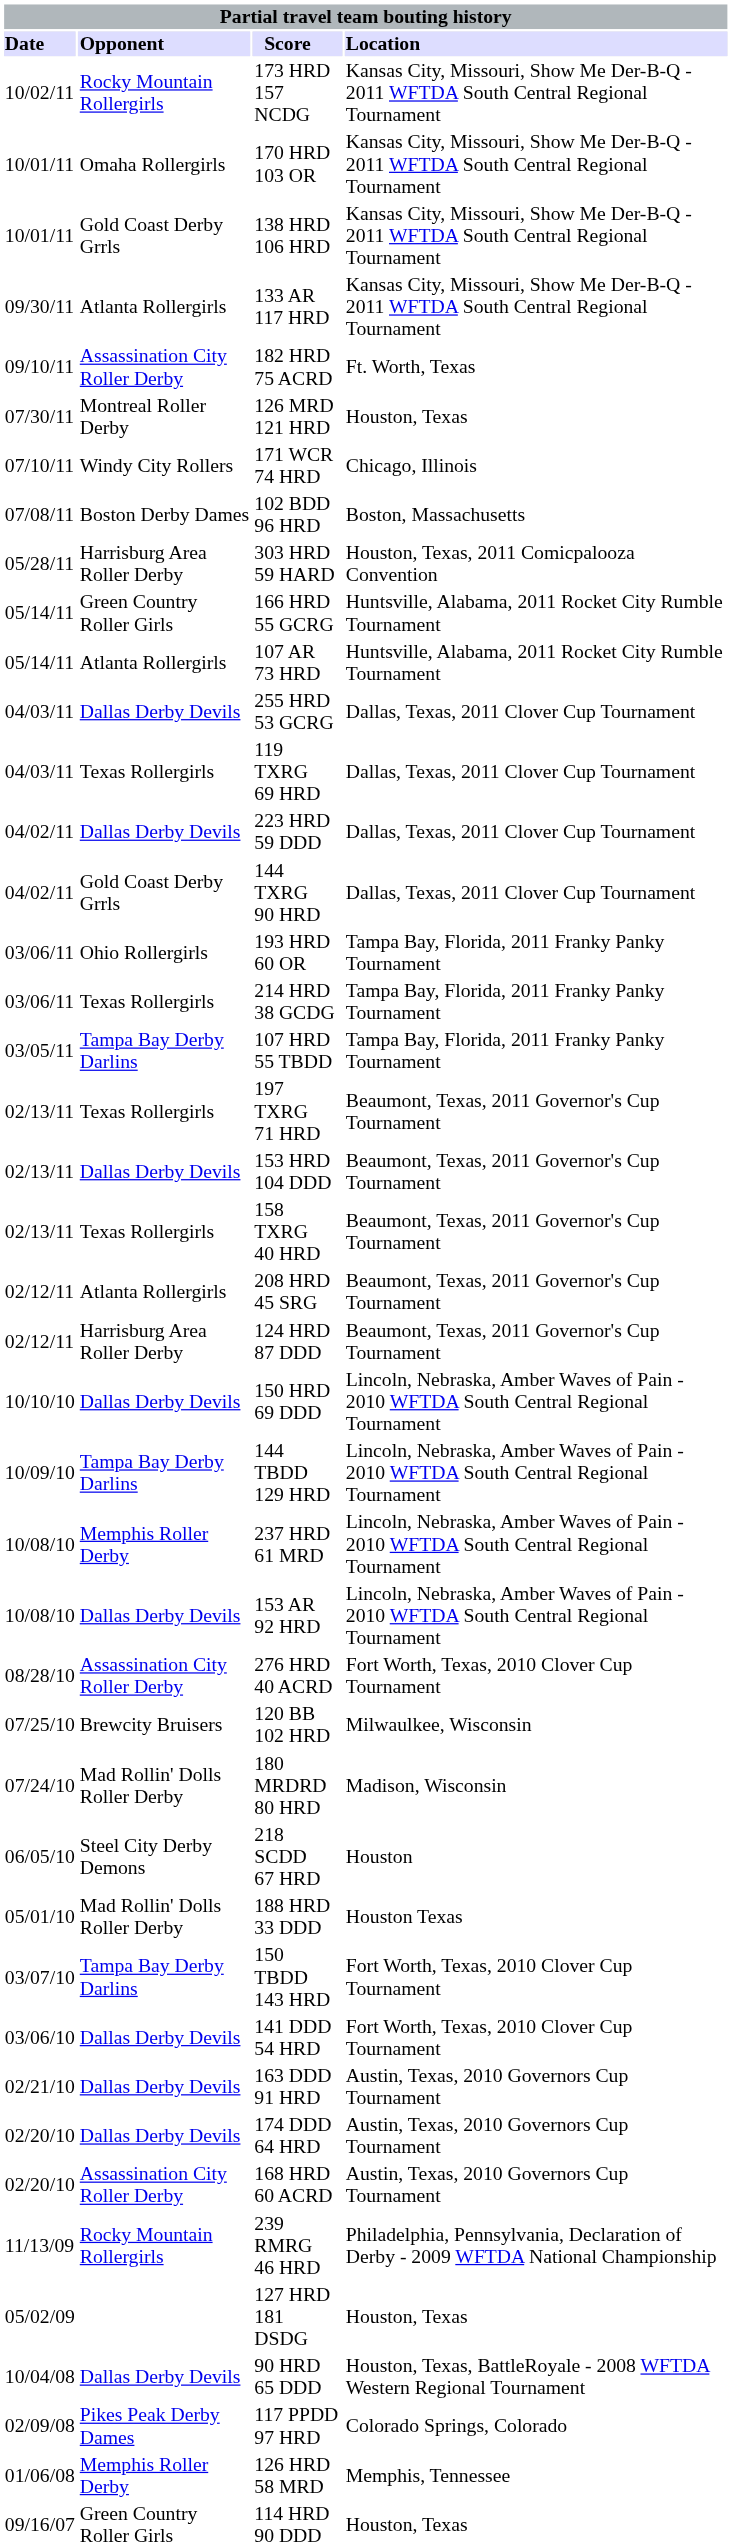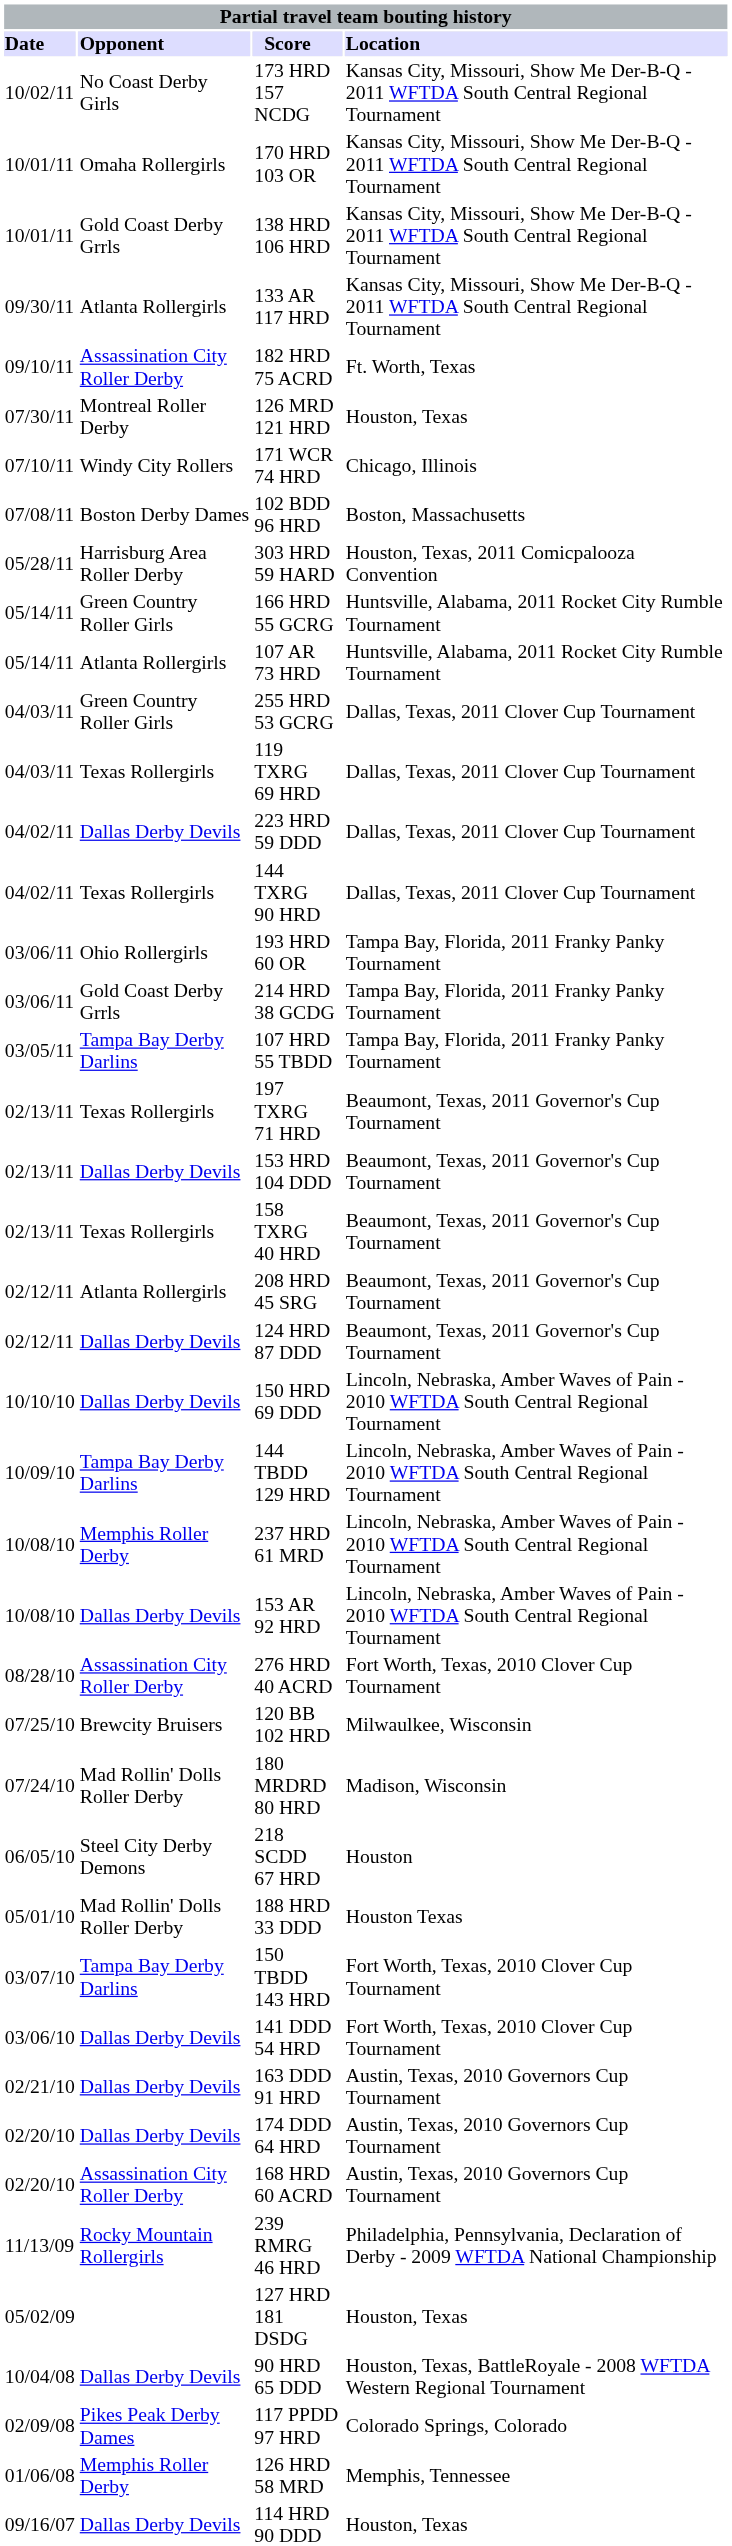(146, 92) Rocky Mountain Rollergirls -> (144, 92) No Coast Derby Girls
(160, 711) Dallas Derby Devils -> (139, 711) Green Country Roller Girls
(151, 892) Gold Coast Derby Grrls -> (147, 892) Texas Rollergirls
(147, 1001) Texas Rollergirls -> (151, 1001) Gold Coast Derby Grrls
(143, 1341) Harrisburg Area Roller Derby -> (160, 1341) Dallas Derby Devils
(139, 2524) Green Country Roller Girls -> (160, 2524) Dallas Derby Devils
